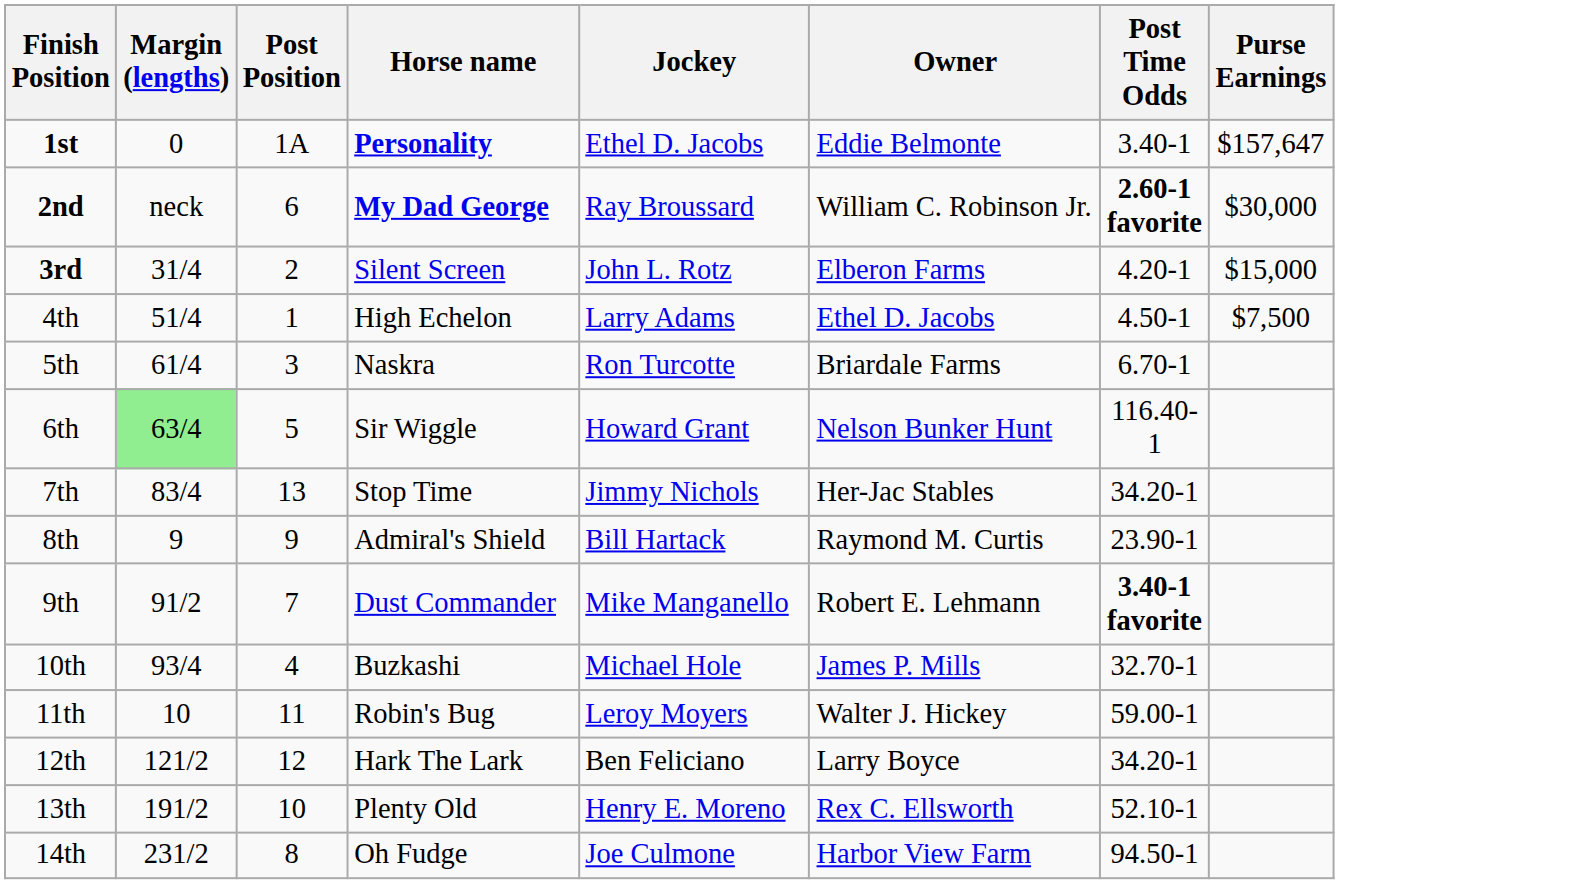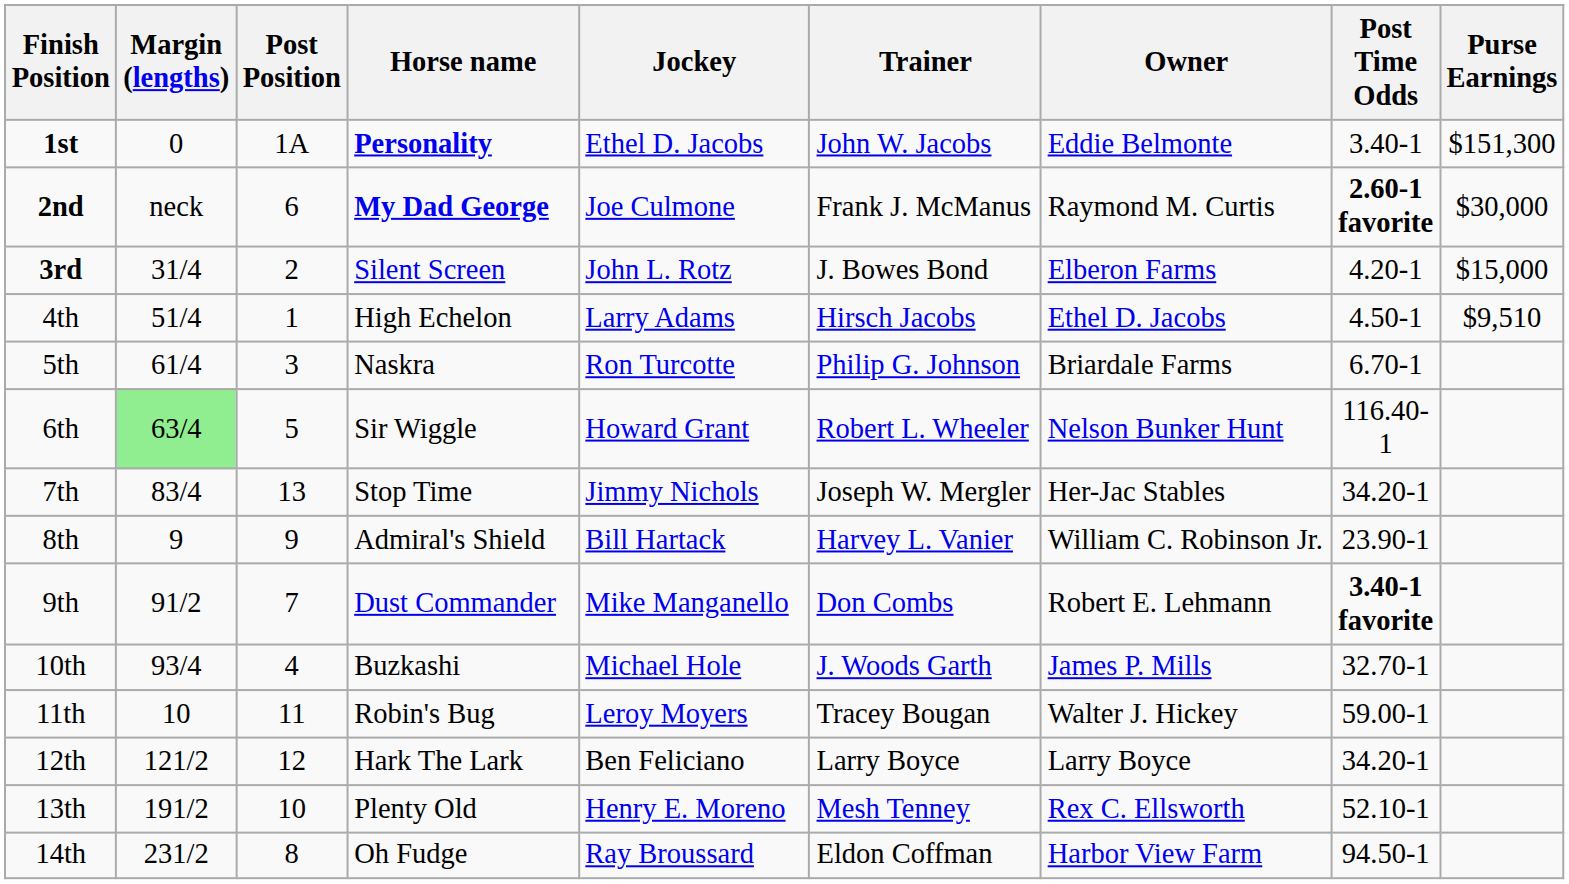+ column: (925, 62)
(1271, 142) $157,647 -> (1502, 142) $151,300
(670, 206) Ray Broussard -> (660, 206) Joe Culmone
(954, 206) William C. Robinson Jr. -> (1161, 206) Raymond M. Curtis
(1271, 317) $7,500 -> (1502, 317) $9,510
(930, 539) Raymond M. Curtis -> (1185, 539) William C. Robinson Jr.
(660, 855) Joe Culmone -> (670, 855) Ray Broussard
